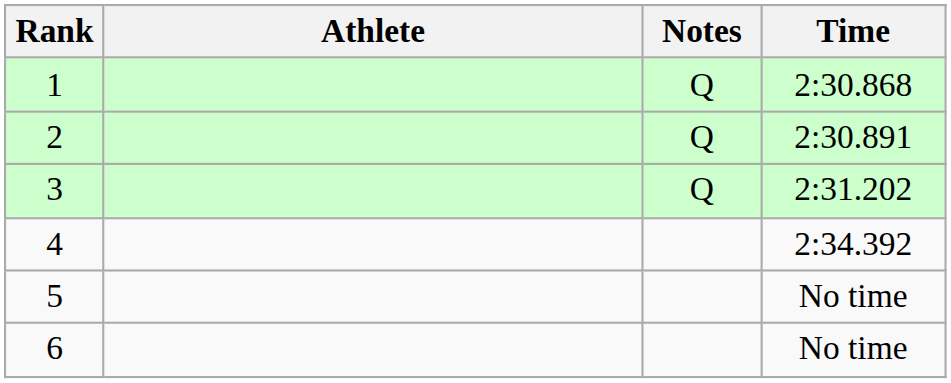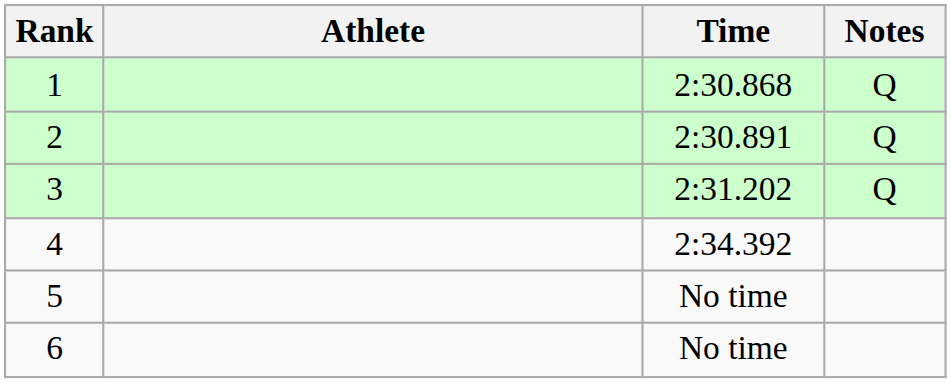columns swapped: (853, 31) <-> (702, 31)
